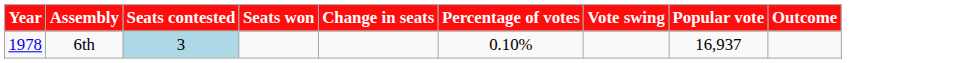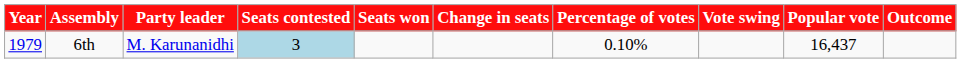+ column: (180, 17)
(25, 44) 1978 -> (25, 44) 1979
(718, 44) 16,937 -> (833, 44) 16,437
